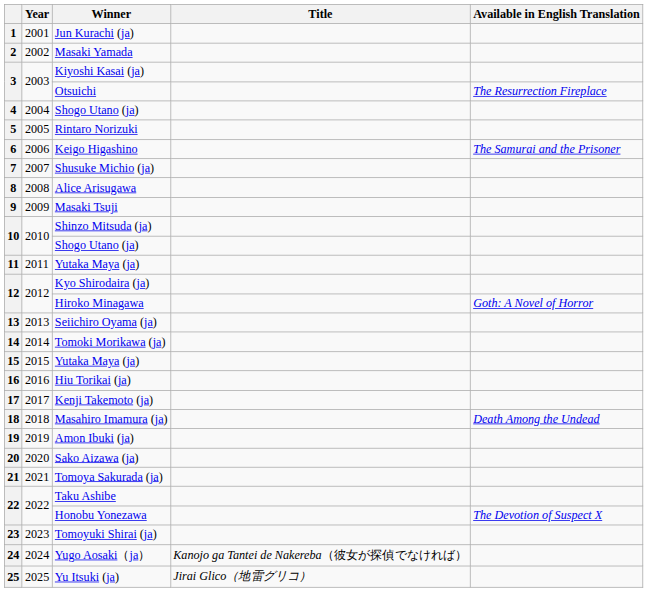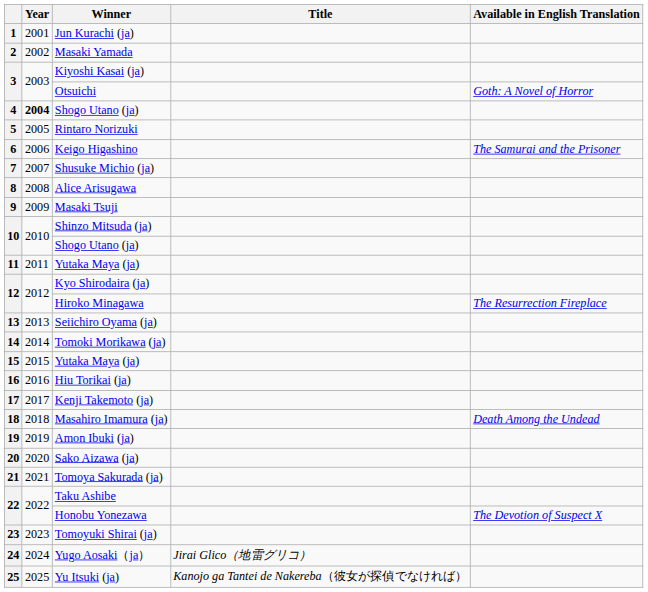(540, 91) The Resurrection Fireplace -> (533, 91) Goth: A Novel of Horror
(37, 110) normal -> (37, 110) bold
(533, 303) Goth: A Novel of Horror -> (540, 303) The Resurrection Fireplace
(320, 554) Kanojo ga Tantei de Nakereba（彼女が探偵でなければ） -> (242, 554) Jirai Glico（地雷グリコ）
(242, 576) Jirai Glico（地雷グリコ） -> (320, 576) Kanojo ga Tantei de Nakereba（彼女が探偵でなければ）
